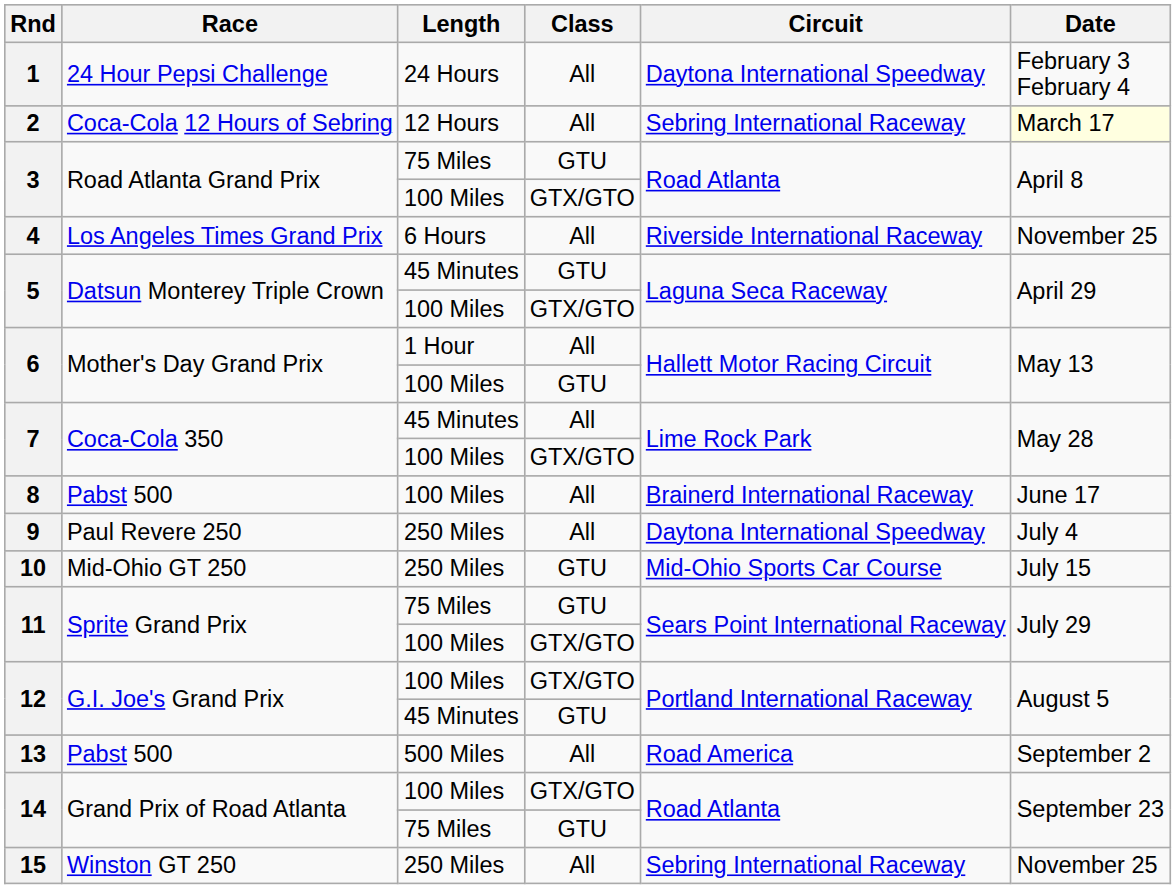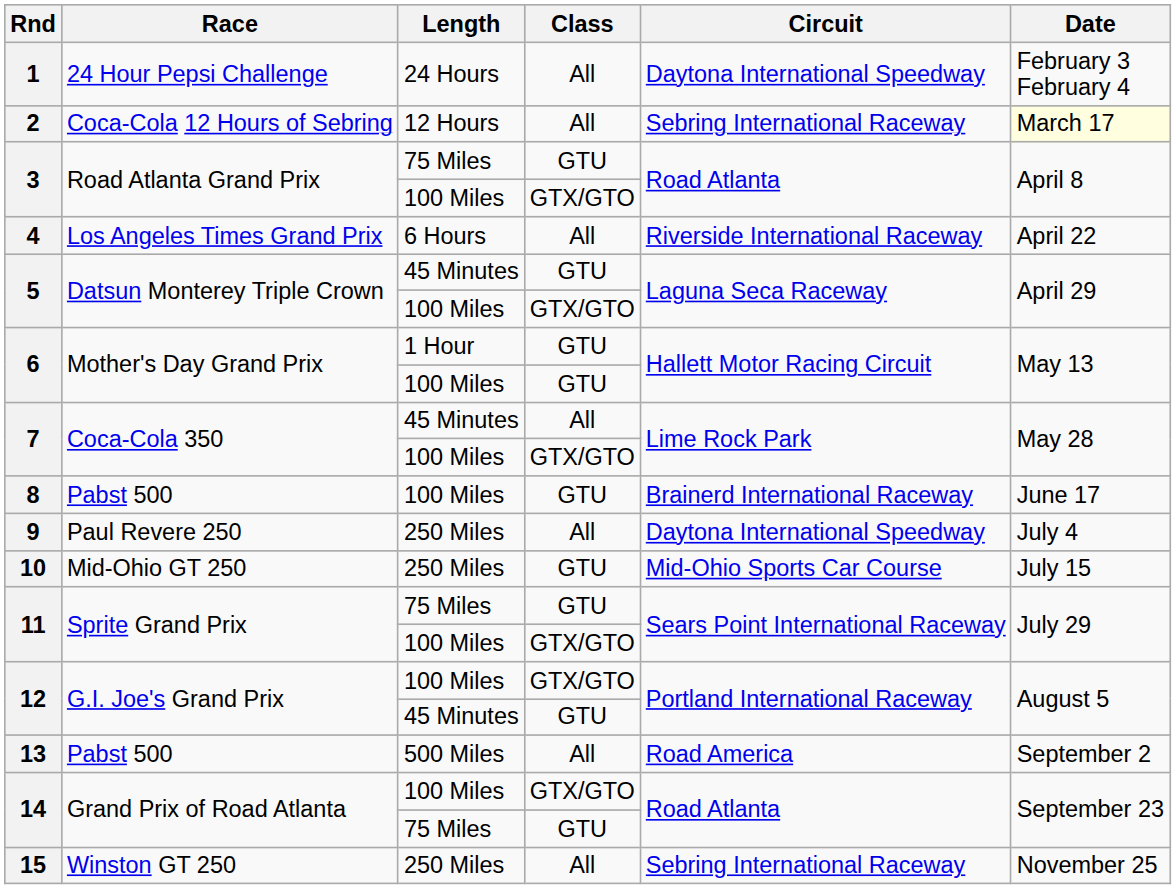(1087, 235) November 25 -> (1056, 235) April 22
(582, 346) All -> (582, 346) GTU
(582, 495) All -> (582, 495) GTU
